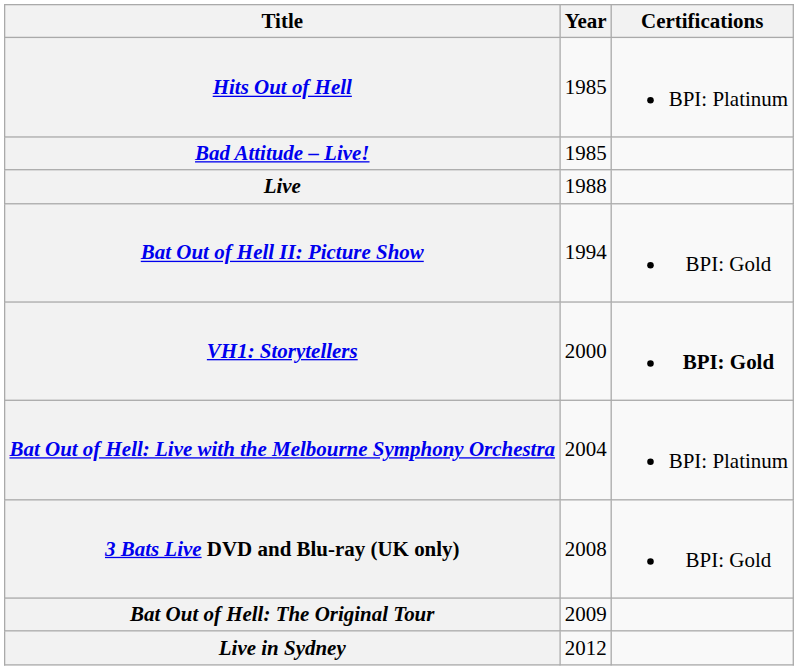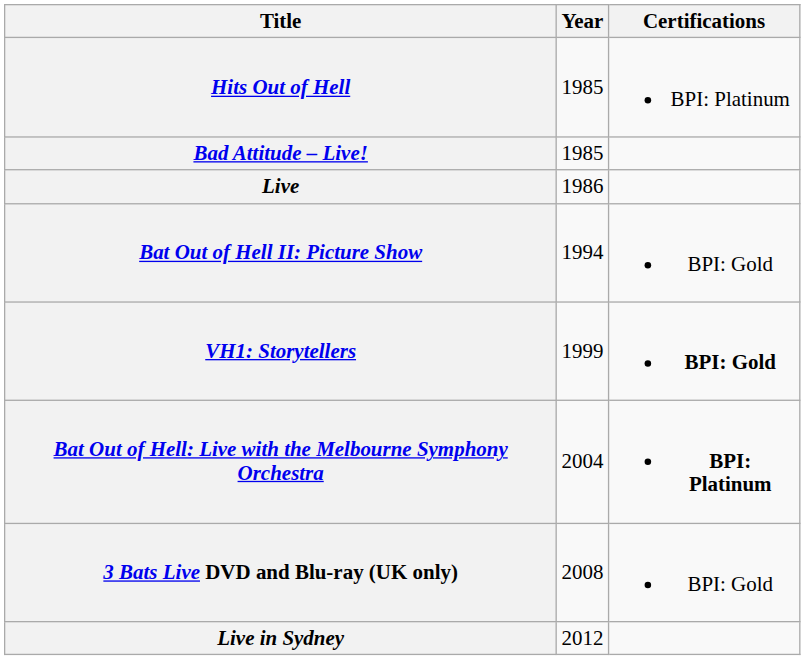(586, 186) 1988 -> (582, 186) 1986
(586, 351) 2000 -> (582, 351) 1999
(702, 462) normal -> (704, 474) bold
- row: (282, 614)
